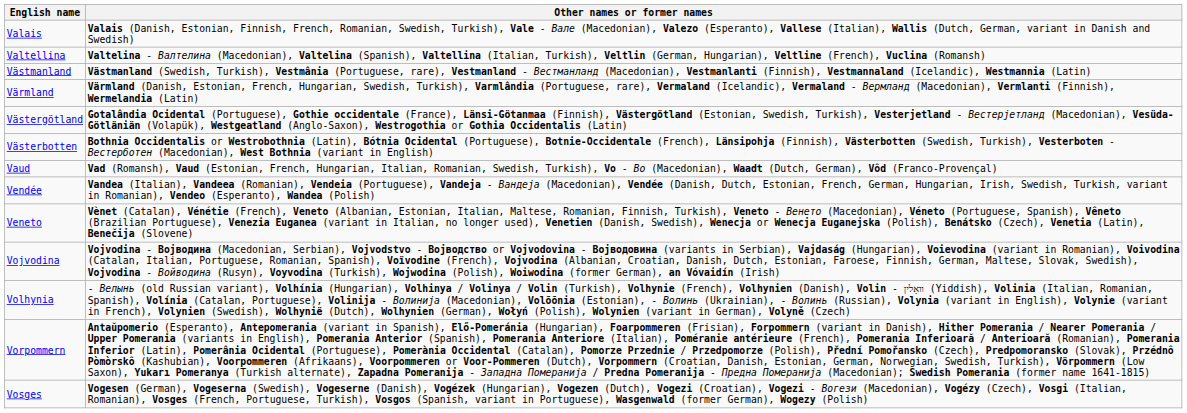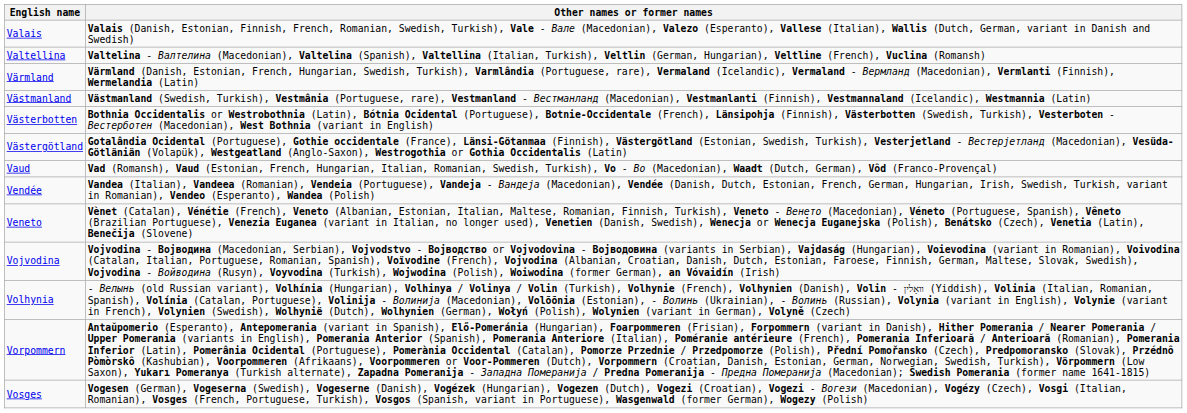rows swapped: (30, 93) <-> (39, 71)
rows swapped: (42, 147) <-> (45, 120)
